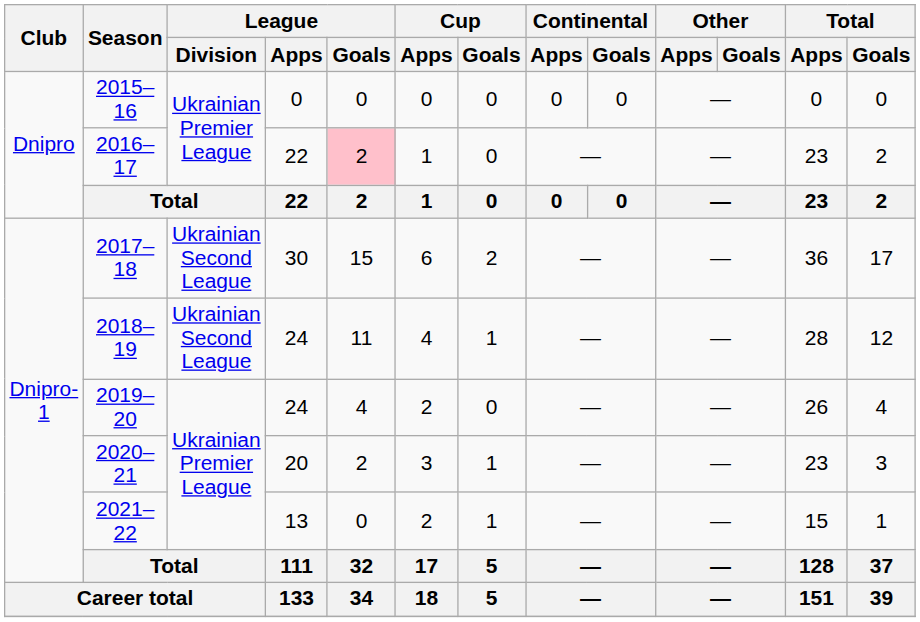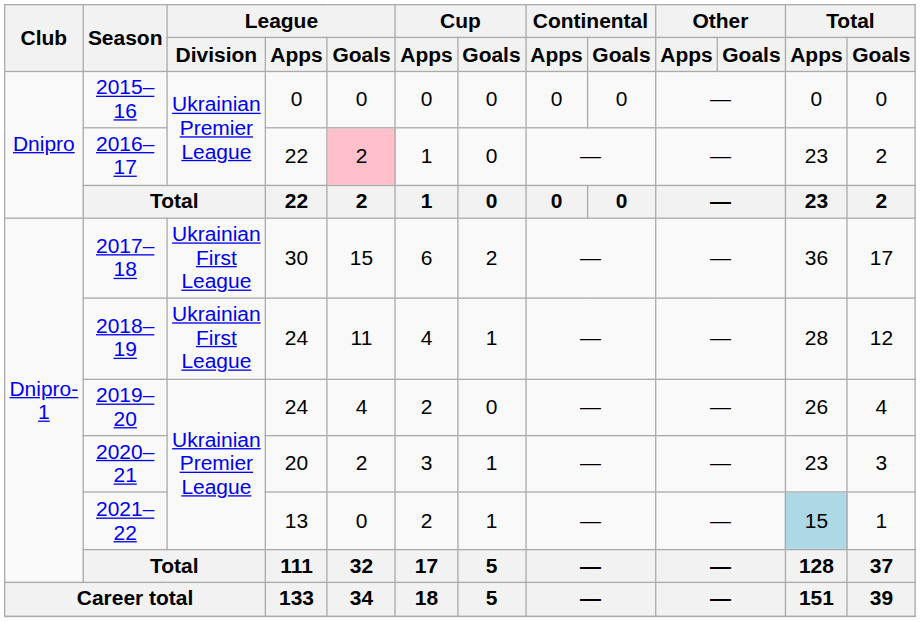(216, 258) Ukrainian Second League -> (216, 258) Ukrainian First League
(216, 338) Ukrainian Second League -> (216, 338) Ukrainian First League
(816, 520) no background -> (816, 520) lightblue background
